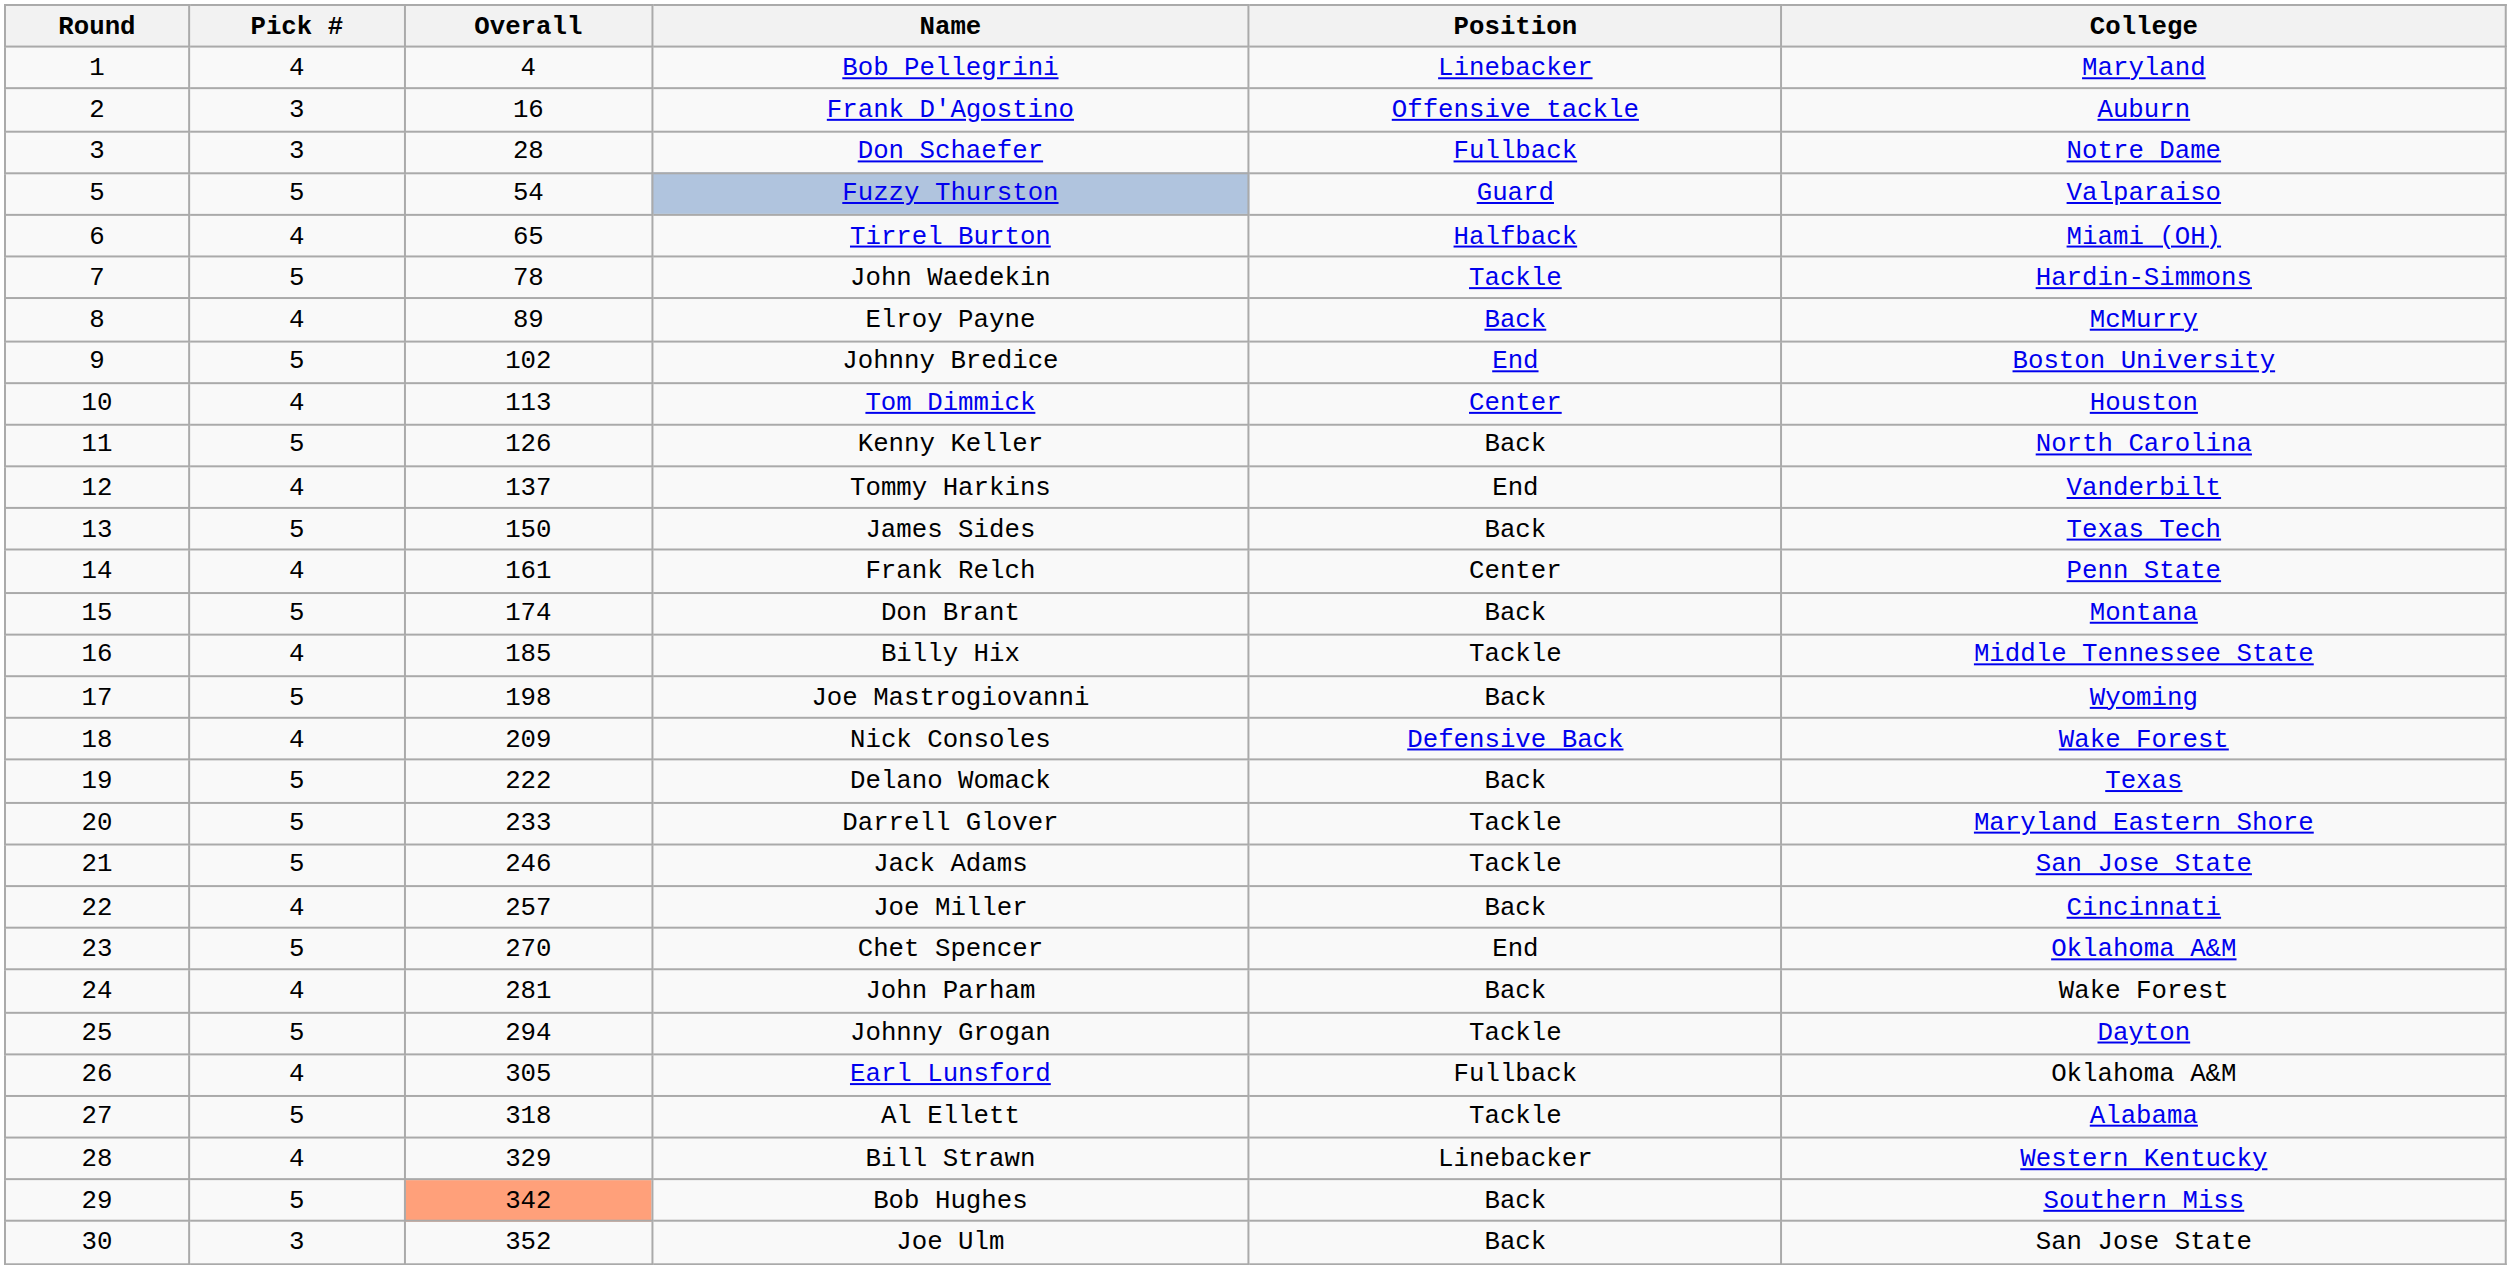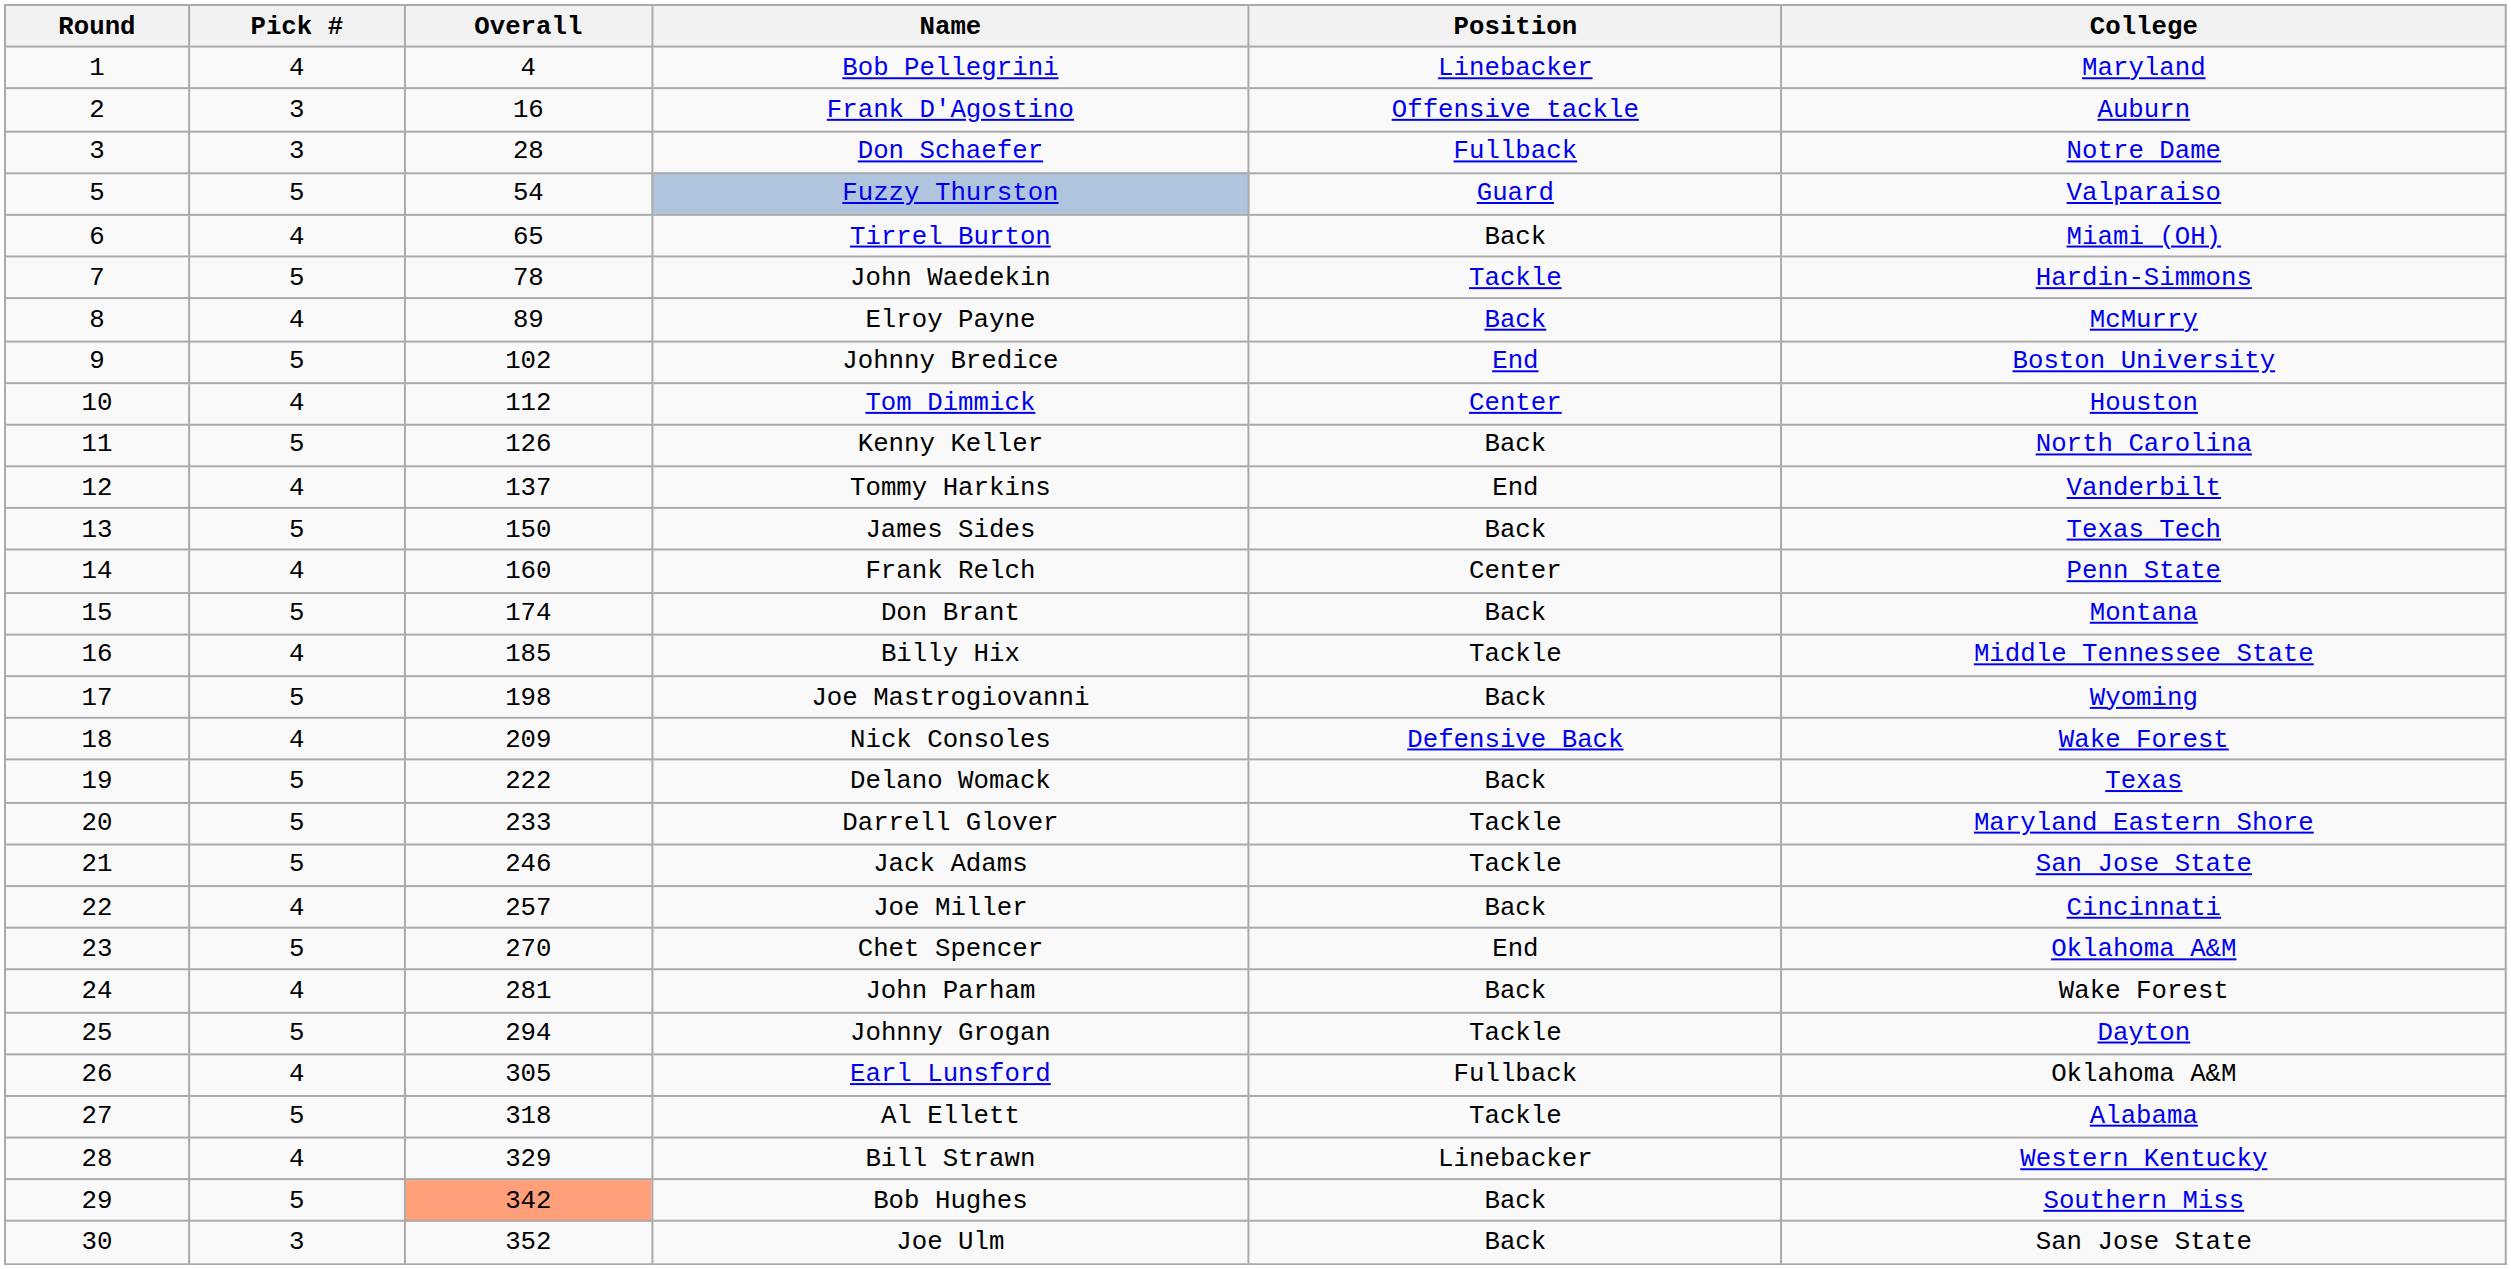(1515, 236) Halfback -> (1515, 236) Back
(528, 404) 113 -> (528, 404) 112
(528, 571) 161 -> (528, 571) 160
